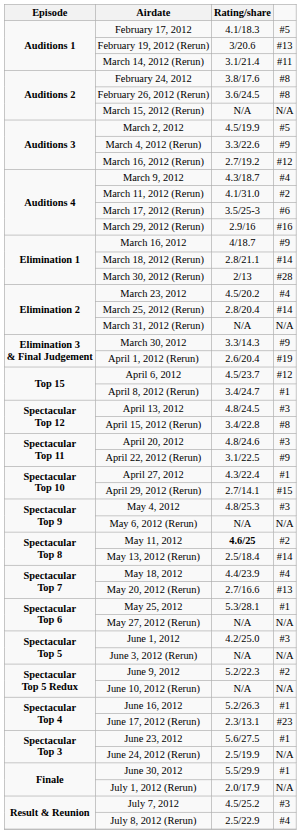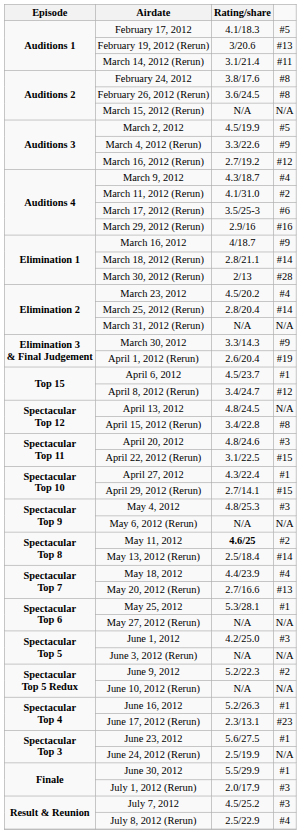(285, 375) #12 -> (285, 375) #1
(285, 392) #1 -> (285, 392) #12
(285, 408) #3 -> (285, 408) N/A
(285, 458) #9 -> (285, 458) #15
(285, 787) N/A -> (285, 787) #3
